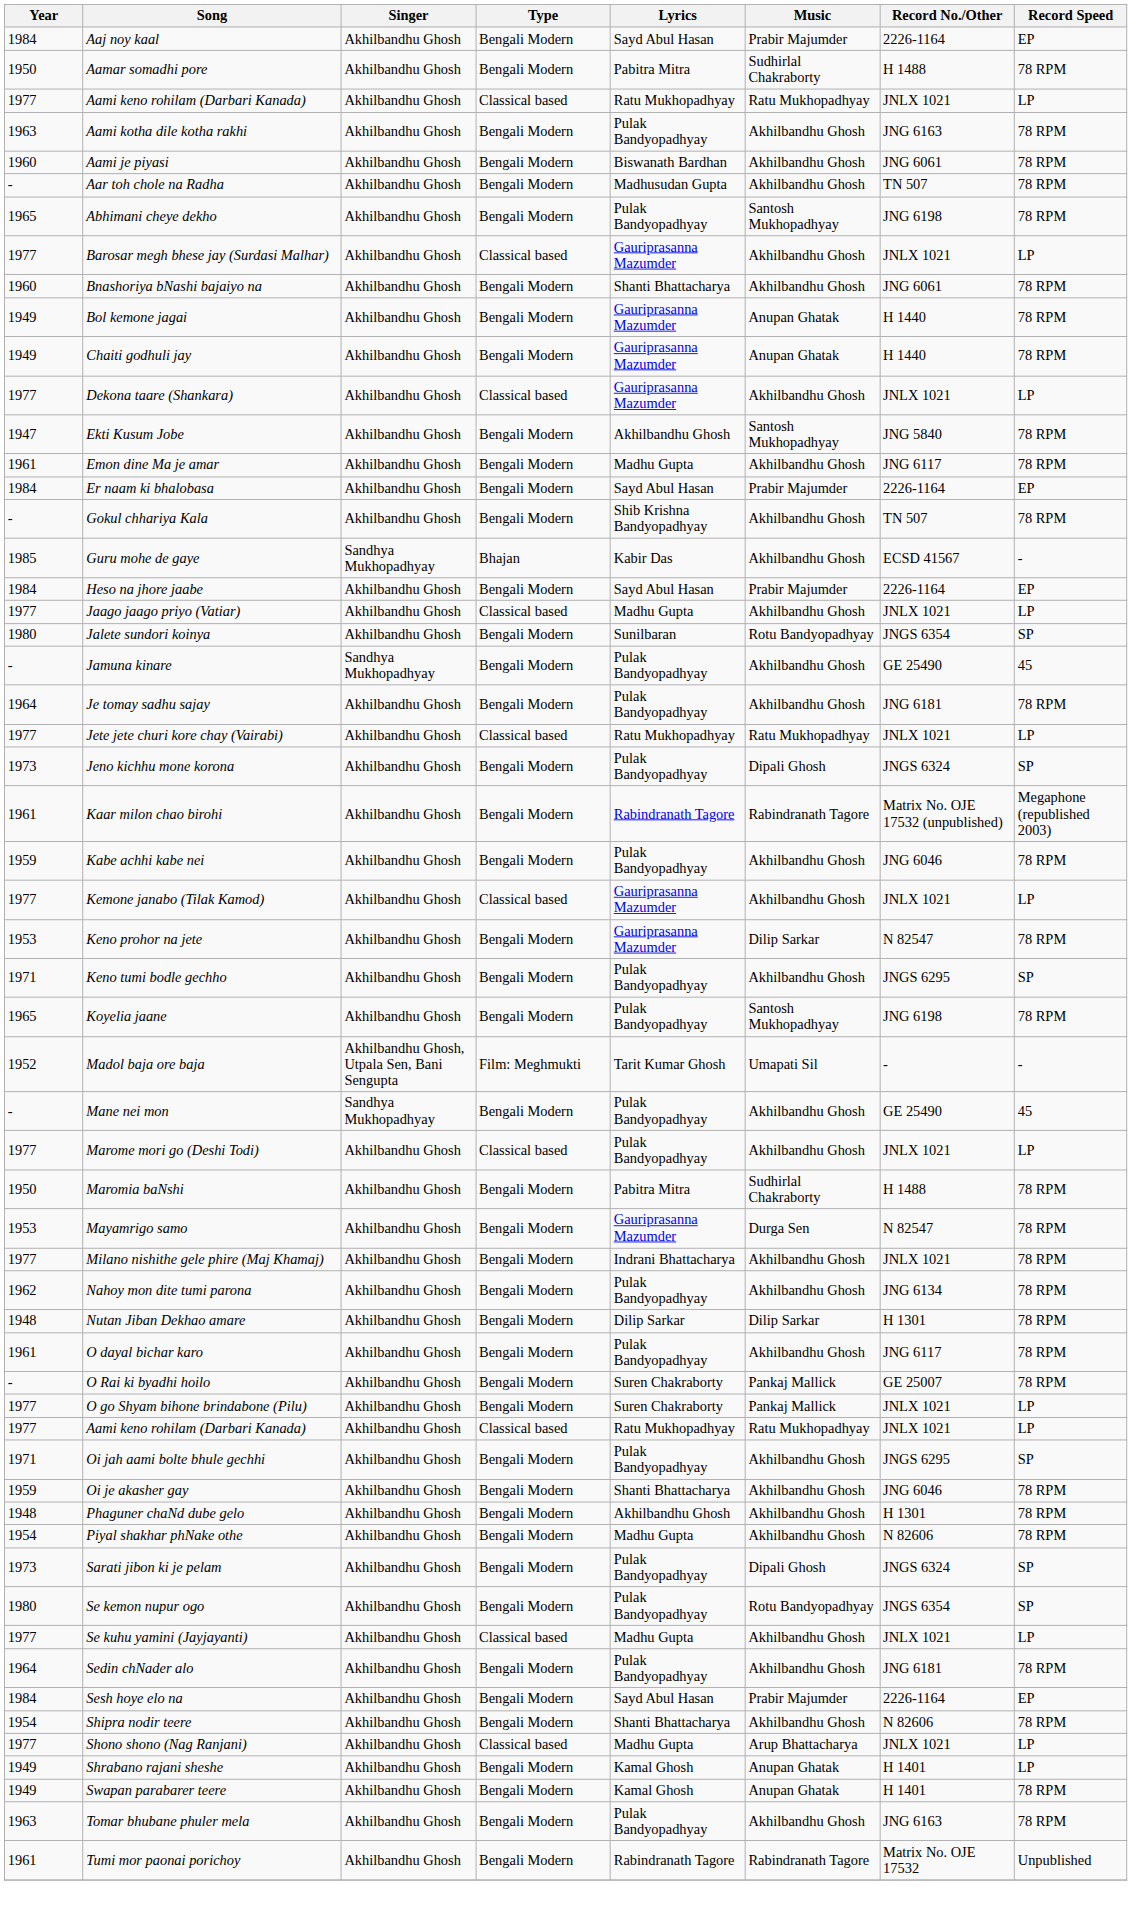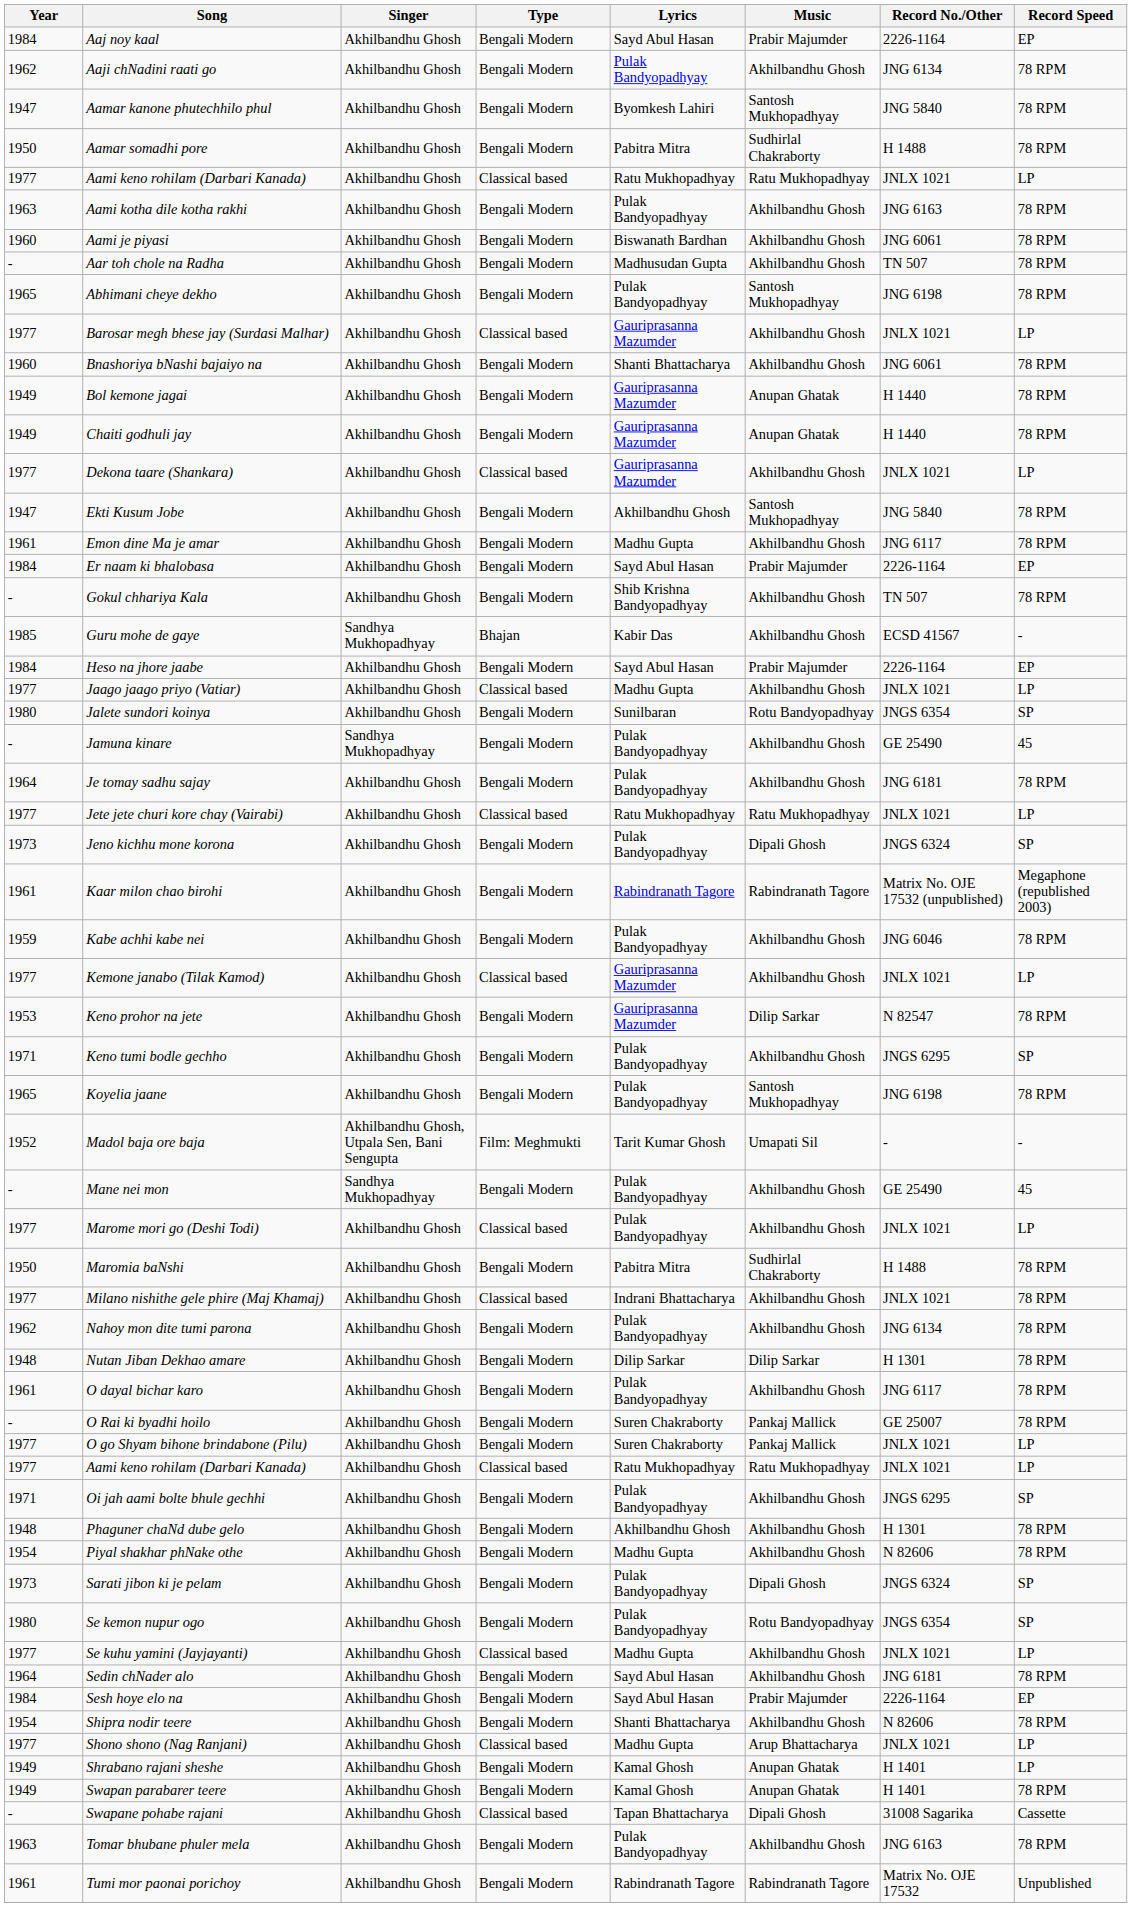+ row: (22, 69)
+ row: (22, 108)
- row: (22, 1228)
(526, 1259) Bengali Modern -> (523, 1298) Classical based
- row: (22, 1490)
(661, 1668) Pulak Bandyopadhyay -> (664, 1676) Sayd Abul Hasan
+ row: (10, 1813)
